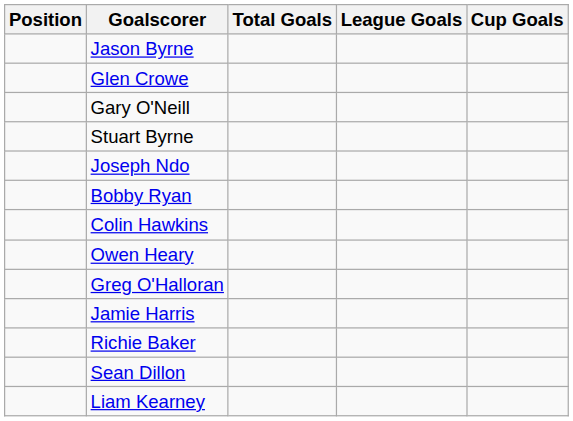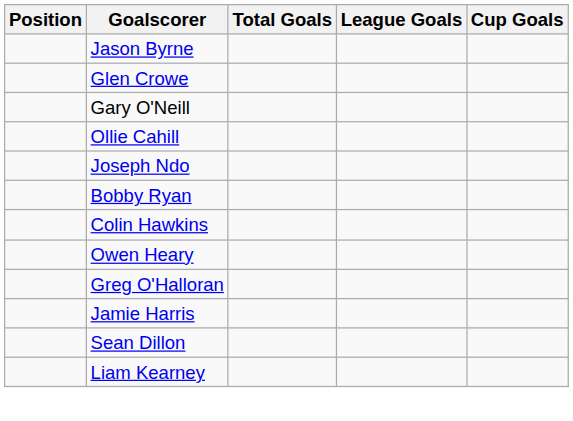- row: (142, 137)
+ row: (135, 137)
- row: (143, 342)
